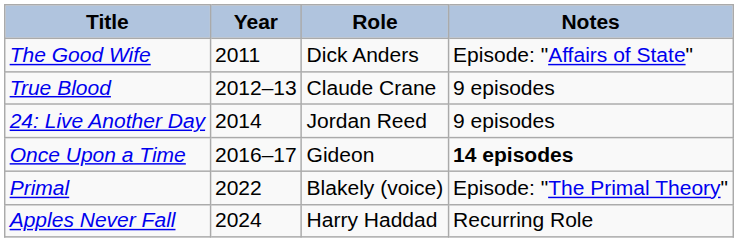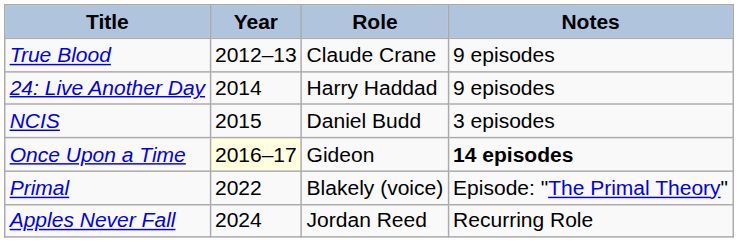- row: (80, 55)
(367, 121) Jordan Reed -> (372, 88) Harry Haddad
+ row: (35, 121)
(256, 155) no background -> (256, 155) lightyellow background
(372, 221) Harry Haddad -> (367, 221) Jordan Reed
